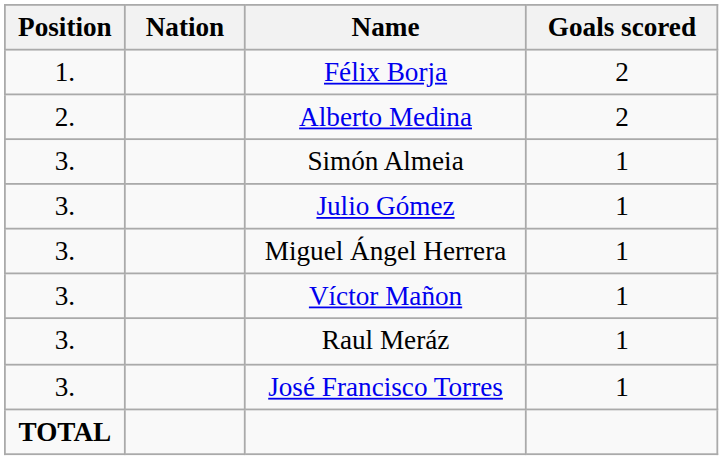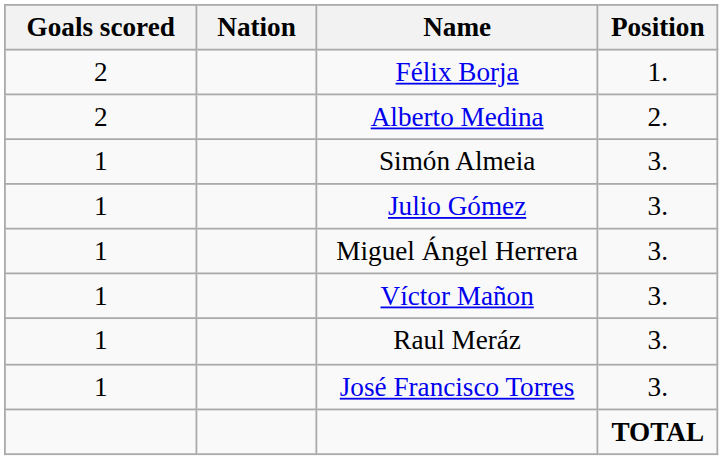columns swapped: (65, 27) <-> (622, 27)
